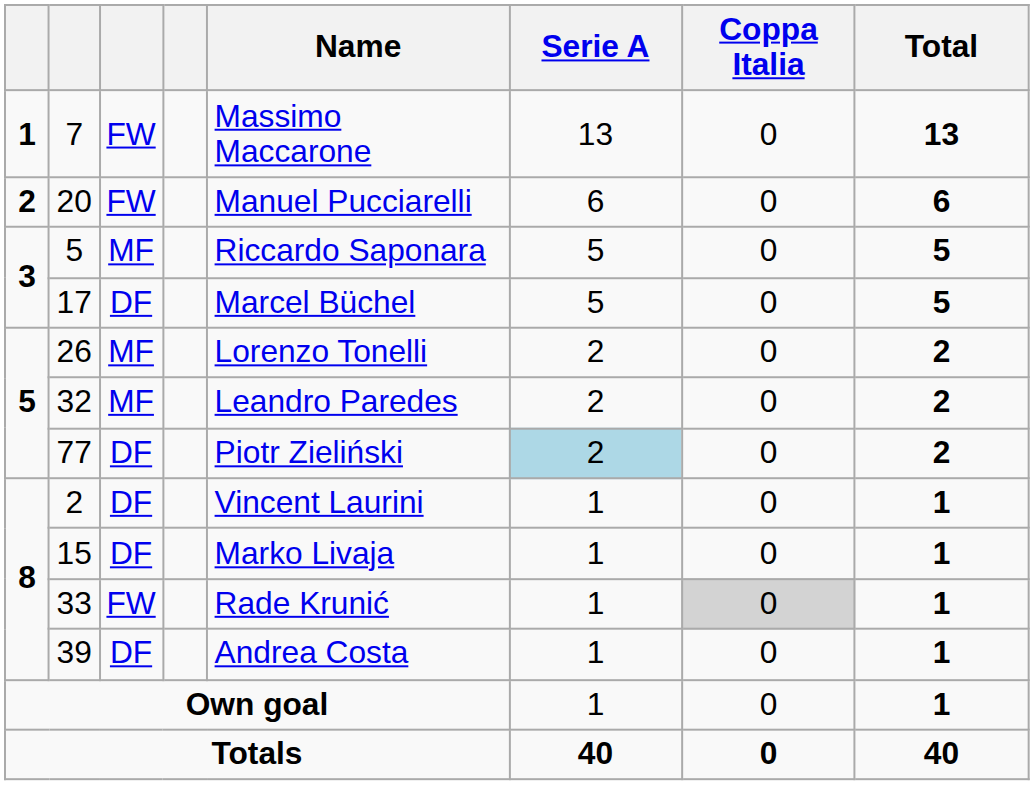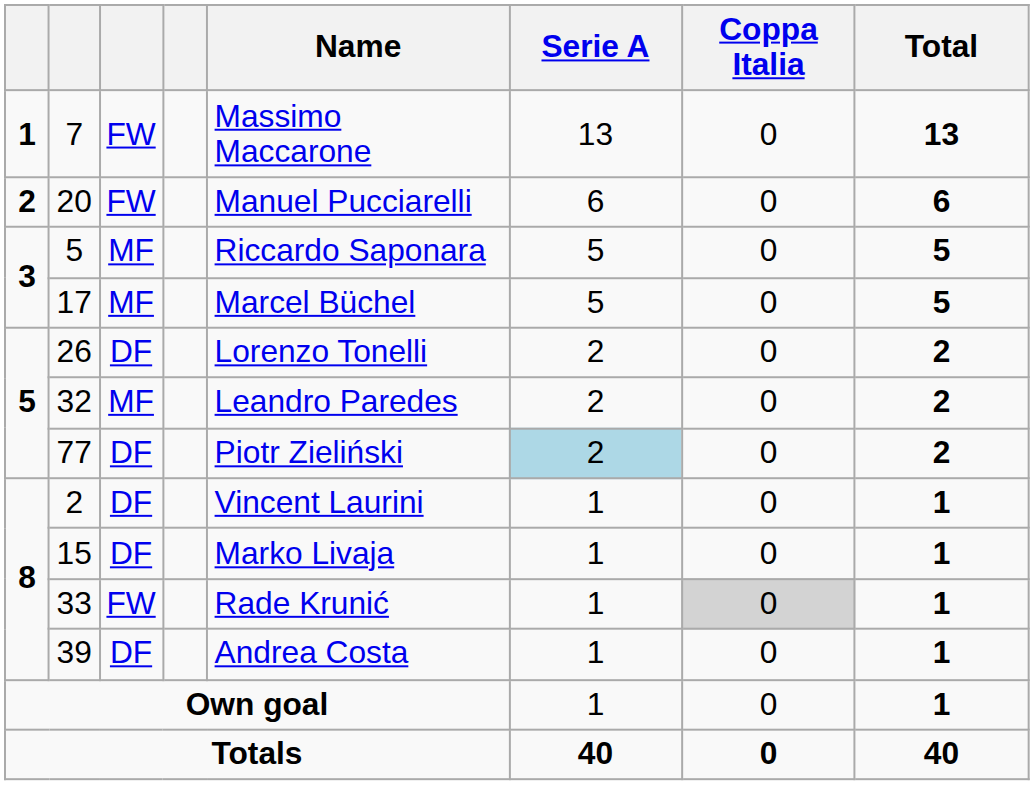(131, 301) DF -> (131, 301) MF
(131, 352) MF -> (131, 352) DF
